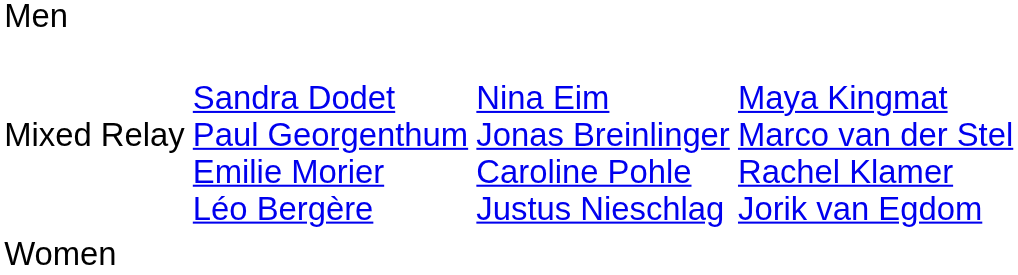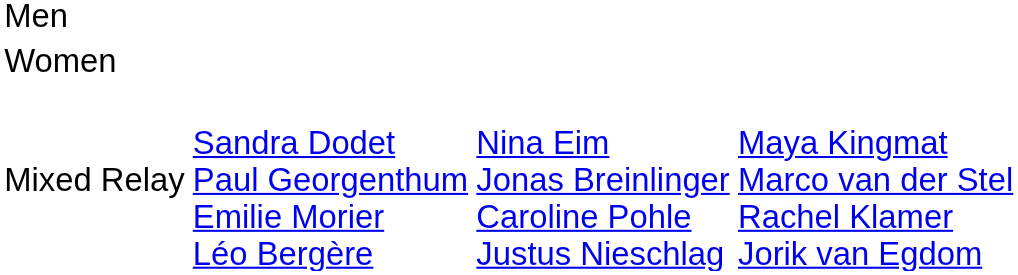rows swapped: (60, 253) <-> (94, 134)
